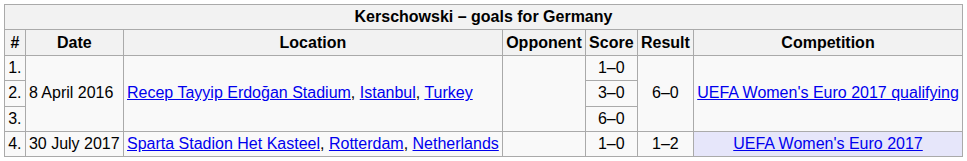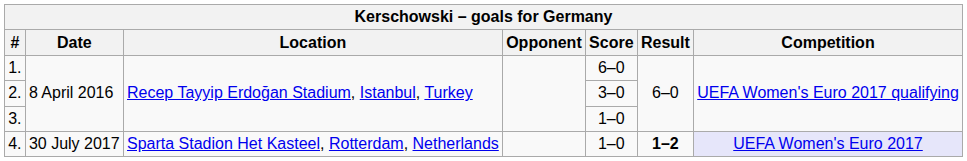(611, 67) 1–0 -> (611, 67) 6–0
(611, 118) 6–0 -> (611, 118) 1–0
(665, 144) normal -> (665, 144) bold
